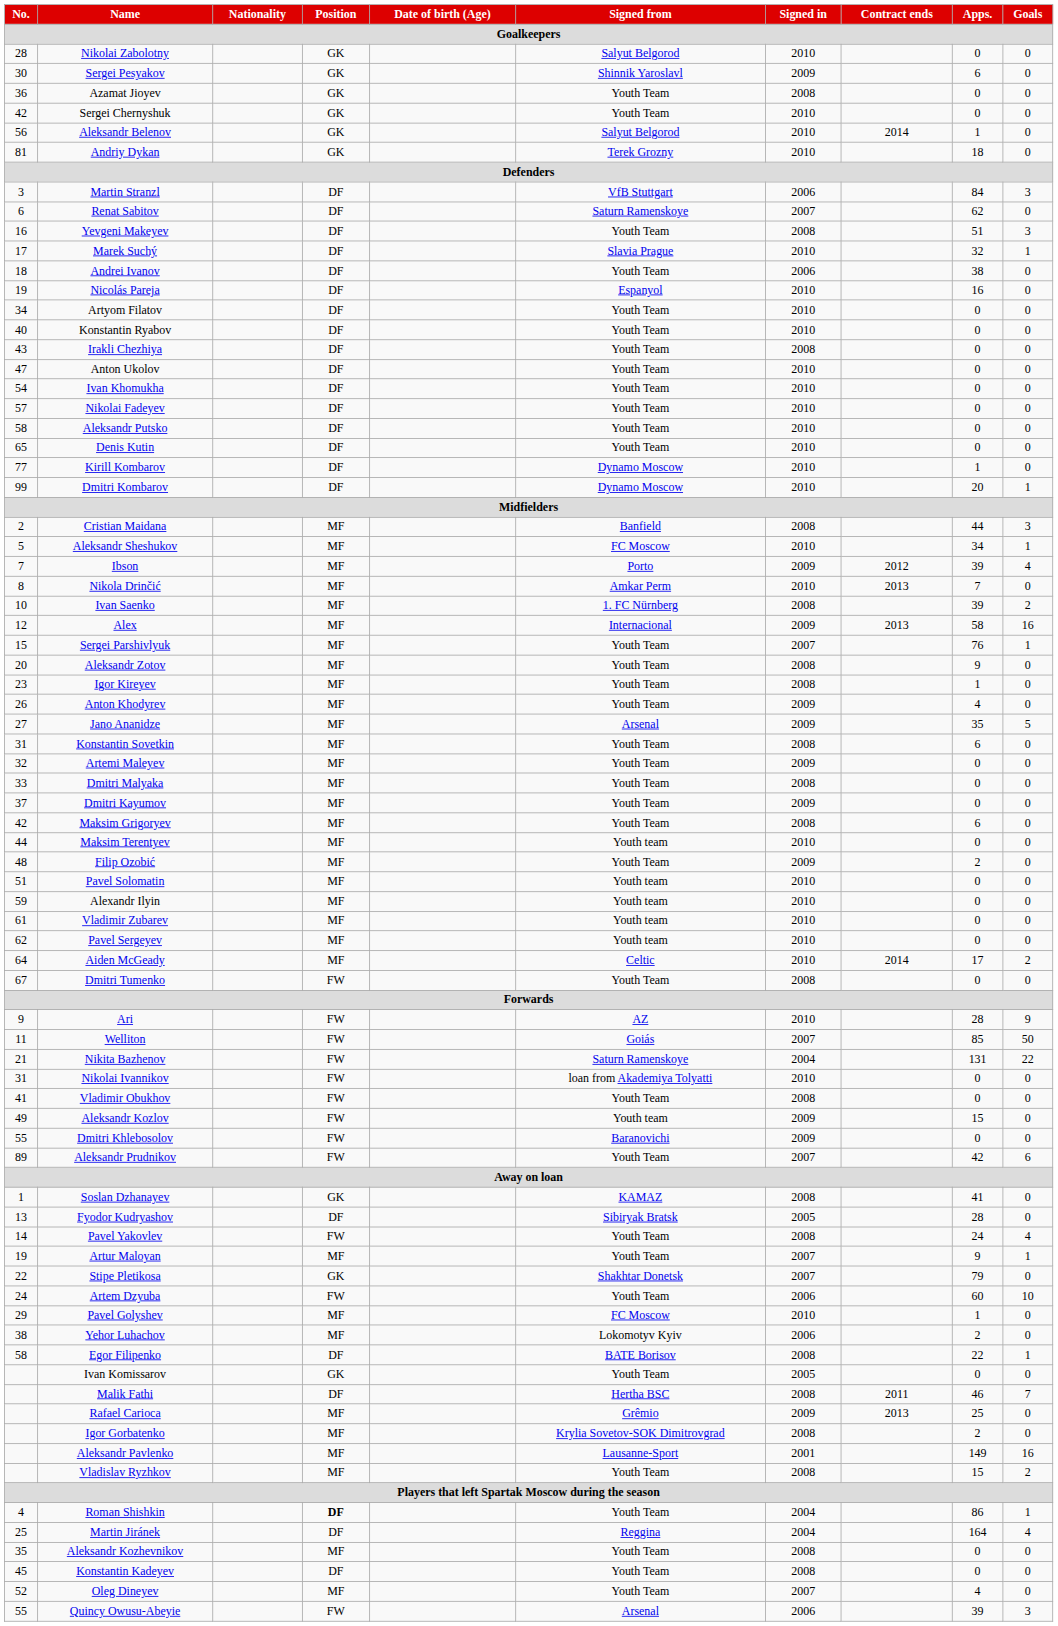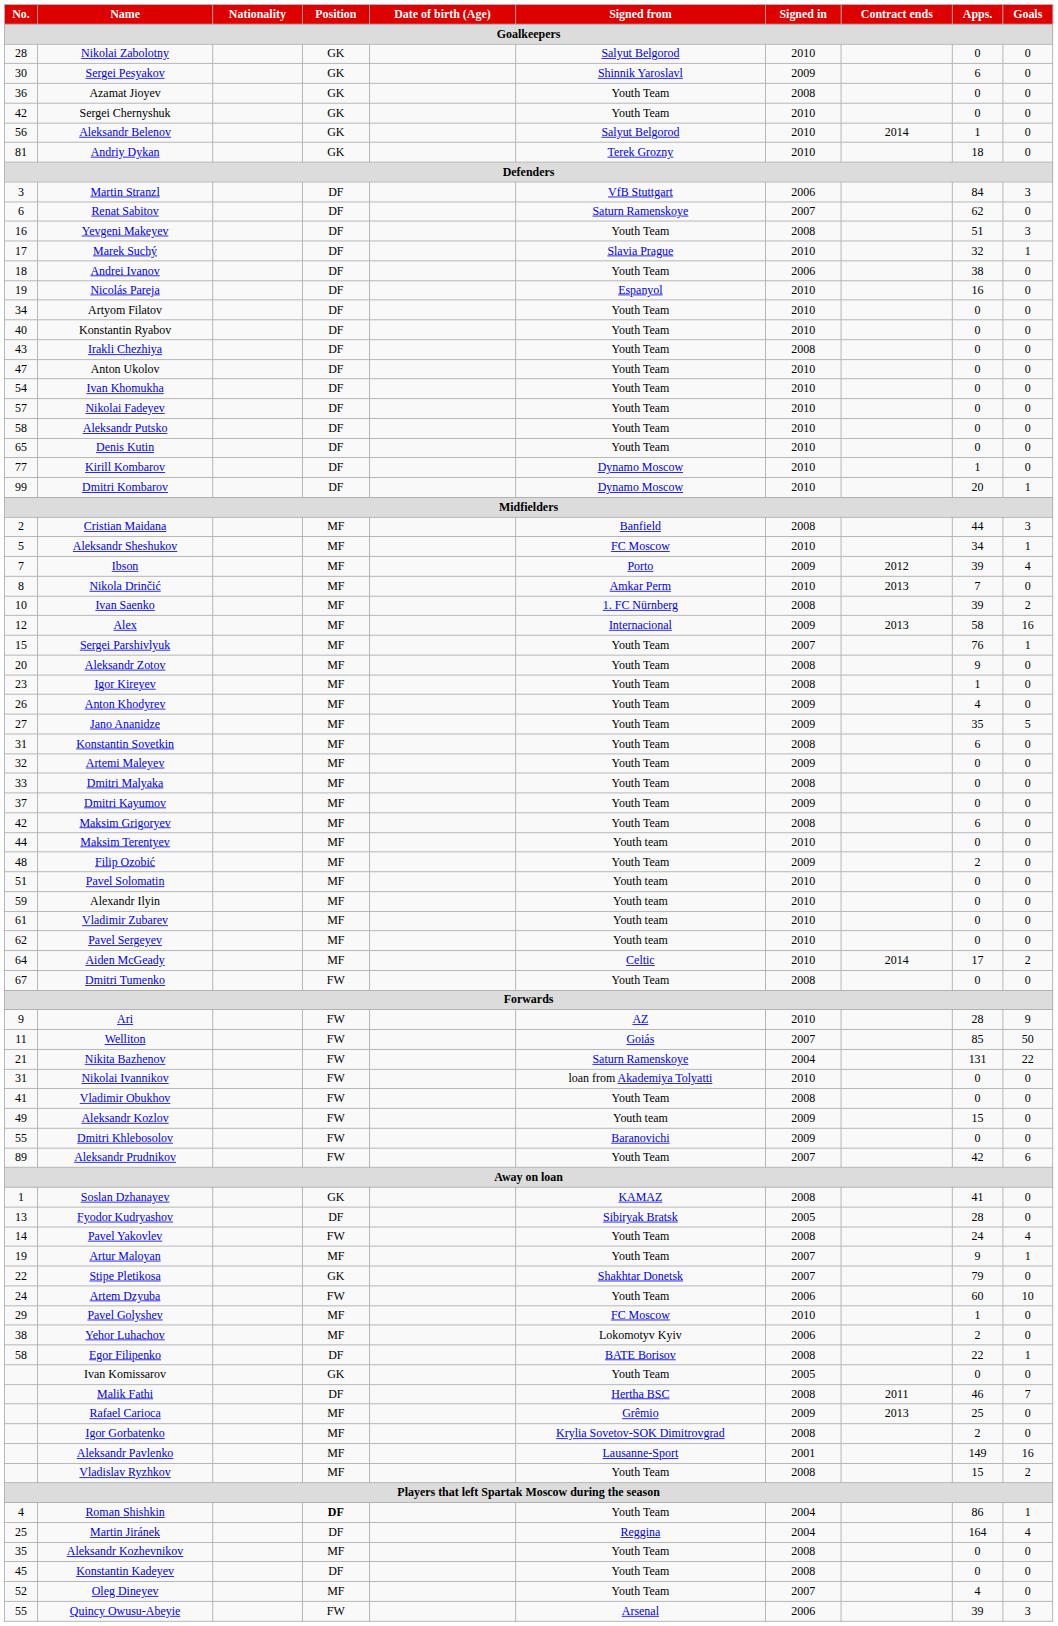(640, 724) Arsenal -> (640, 724) Youth Team
